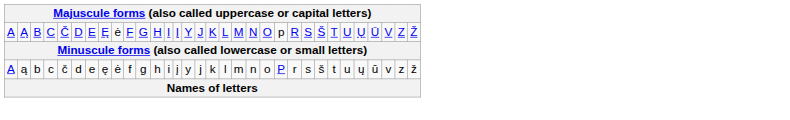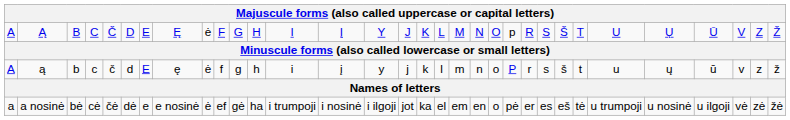(92, 69) e -> (146, 69) E
+ row: (42, 106)
